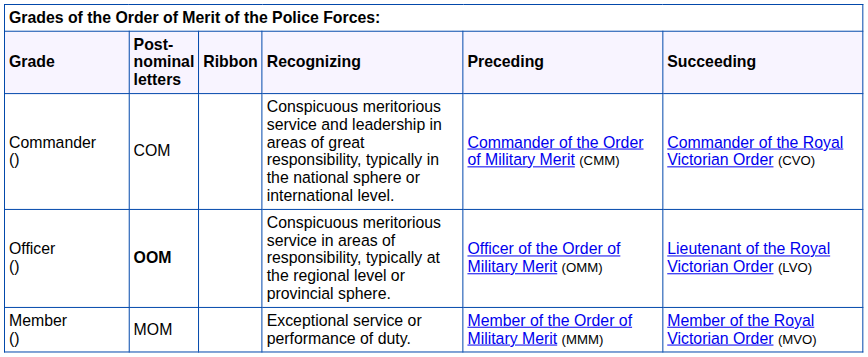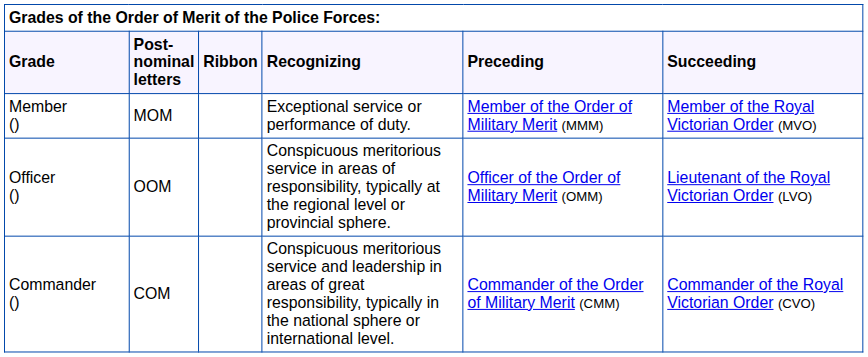rows swapped: (53, 151) <-> (38, 329)
(153, 258) bold -> (153, 187) normal
